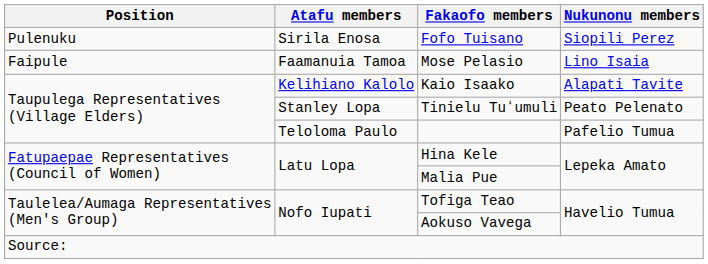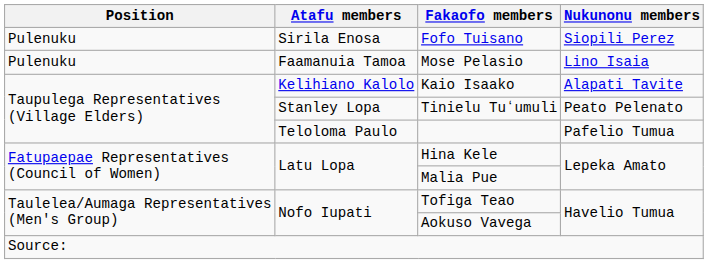(38, 62) Faipule -> (42, 62) Pulenuku
